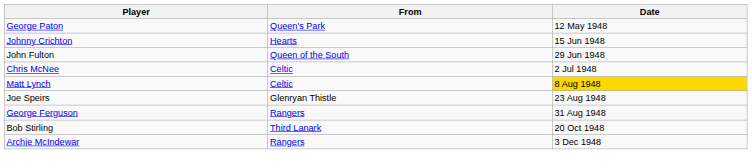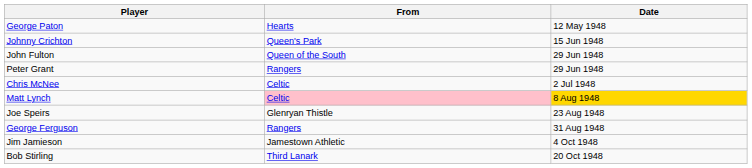(298, 26) Queen's Park -> (280, 26) Hearts
(283, 41) Hearts -> (294, 41) Queen's Park
+ row: (30, 69)
(281, 84) no background -> (278, 98) pink background
+ row: (34, 142)
- row: (43, 142)
